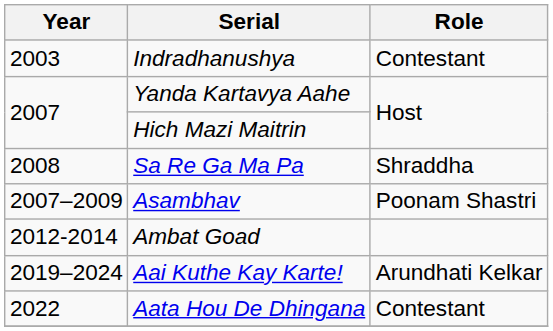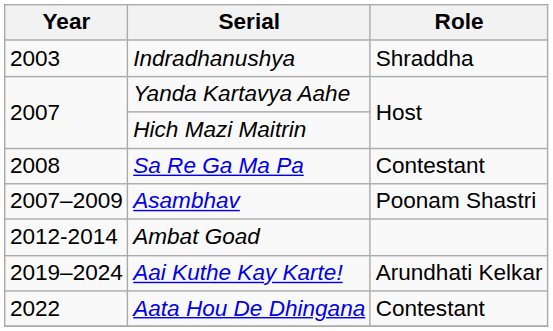(430, 58) Contestant -> (425, 58) Shraddha
(425, 165) Shraddha -> (430, 165) Contestant
